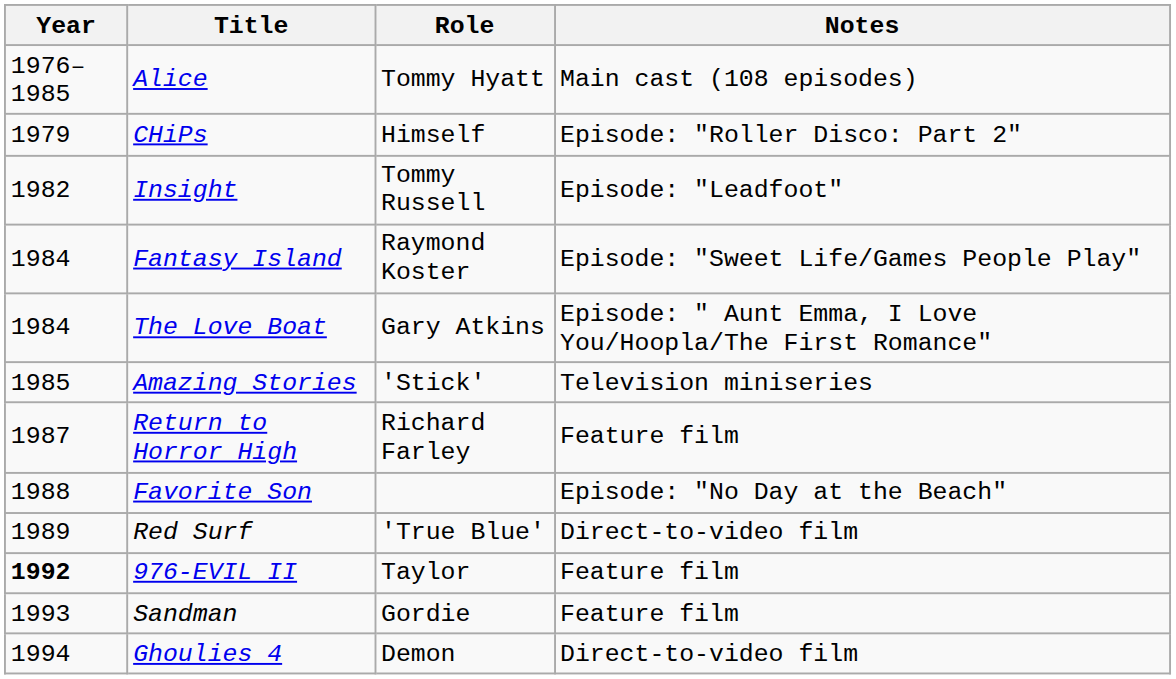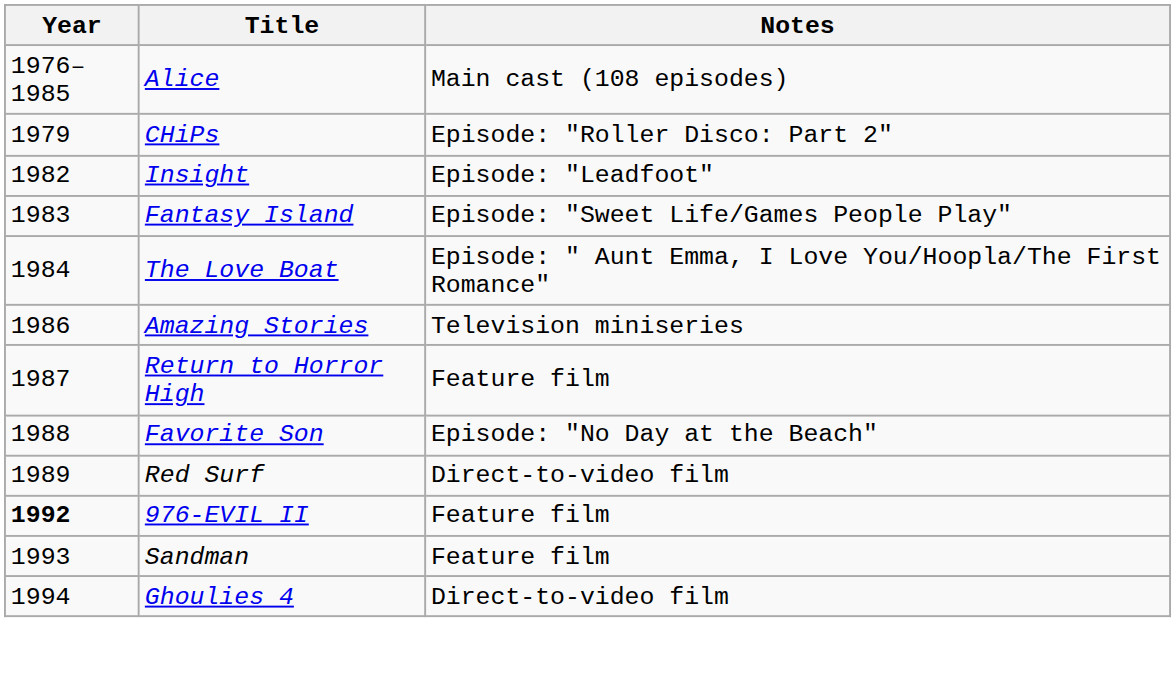- column: (465, 25)
(41, 259) 1984 -> (41, 216) 1983
(41, 383) 1985 -> (41, 325) 1986
